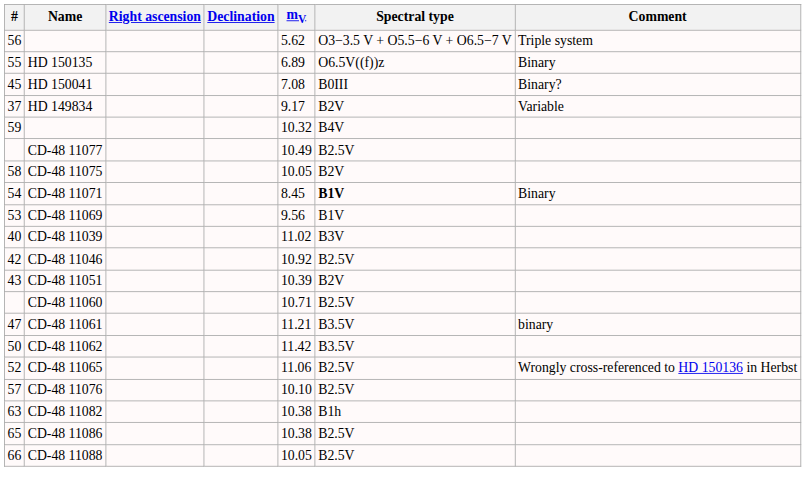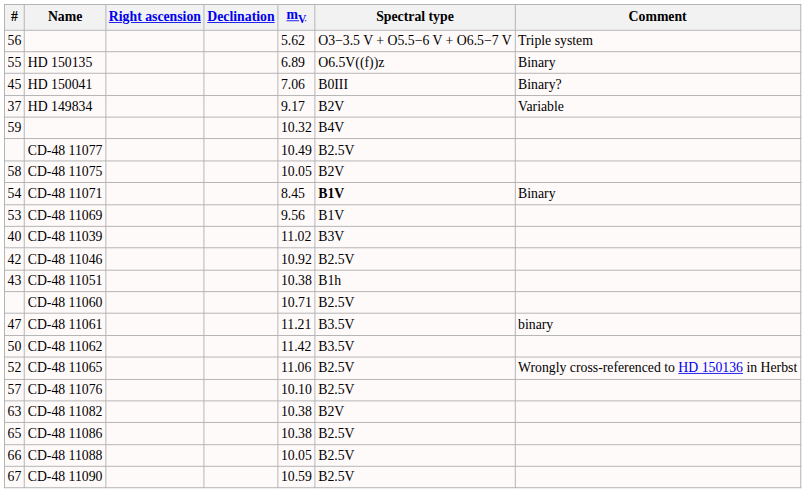(293, 84) 7.08 -> (293, 84) 7.06
(296, 280) 10.39 -> (296, 280) 10.38
(331, 280) B2V -> (330, 280) B1h
(330, 411) B1h -> (331, 411) B2V
+ row: (14, 477)
